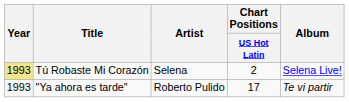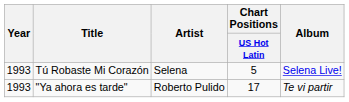(19, 71) khaki background -> (19, 71) no background
(254, 71) 2 -> (254, 71) 5
